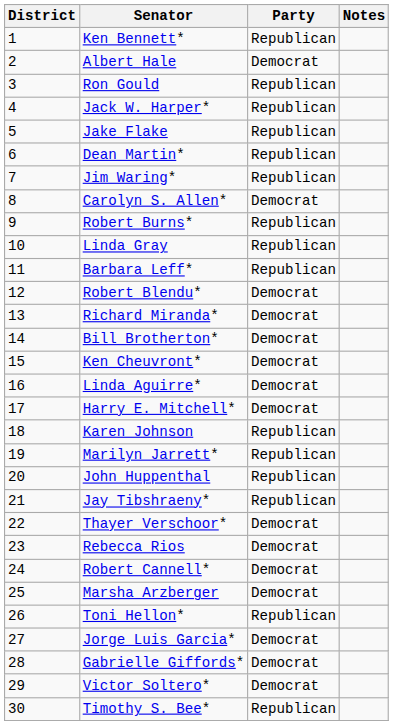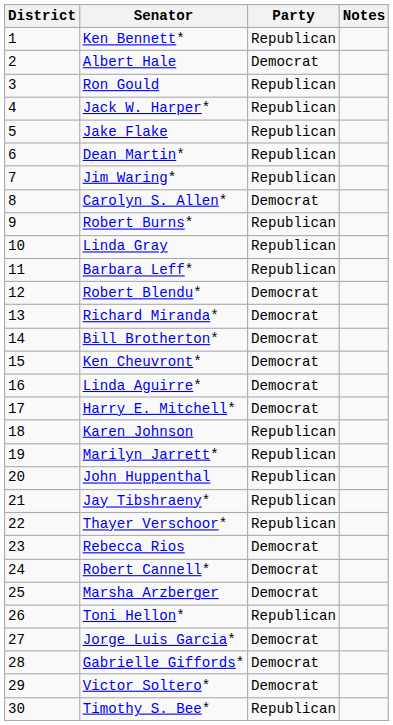(285, 524) Democrat -> (294, 524) Republican
